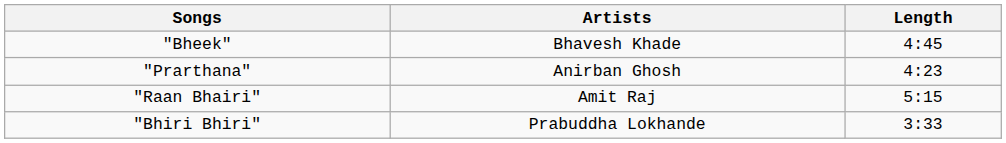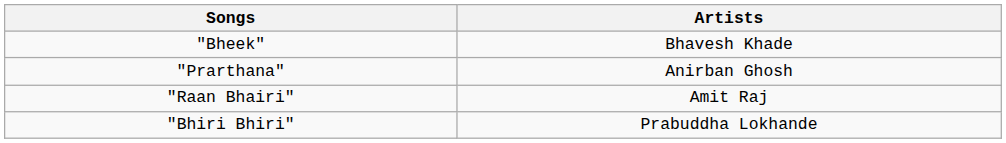- column: (923, 18)
